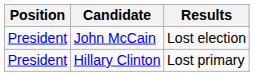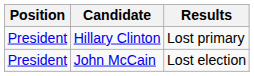rows swapped: (117, 60) <-> (115, 37)
